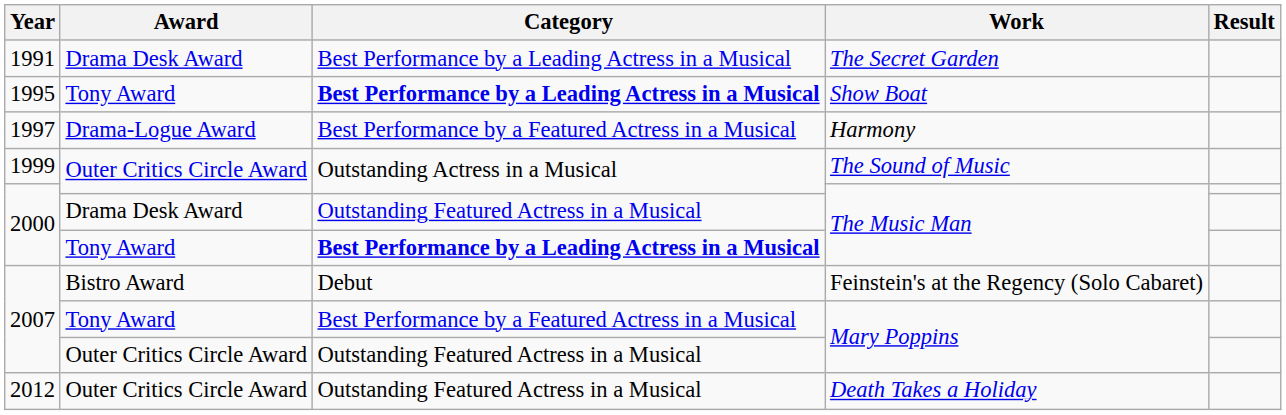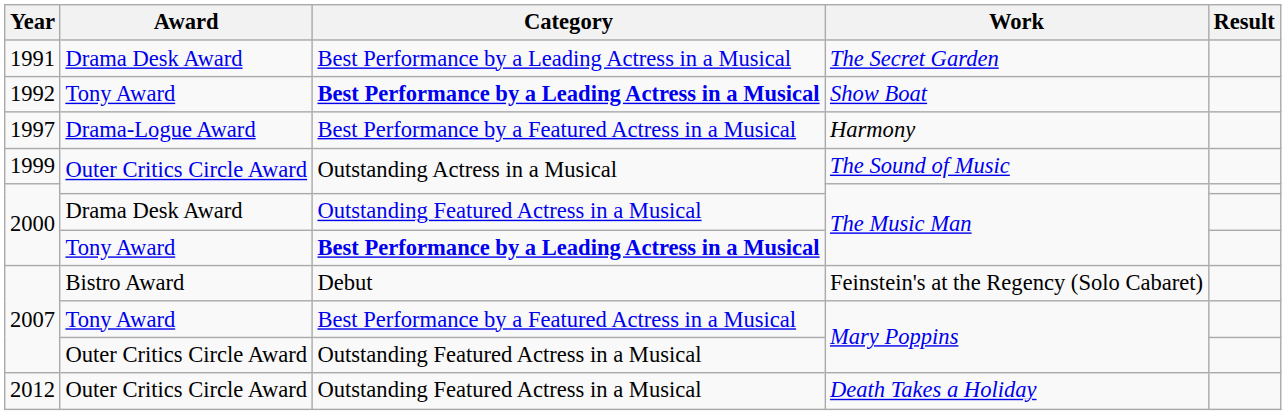(32, 93) 1995 -> (32, 93) 1992
